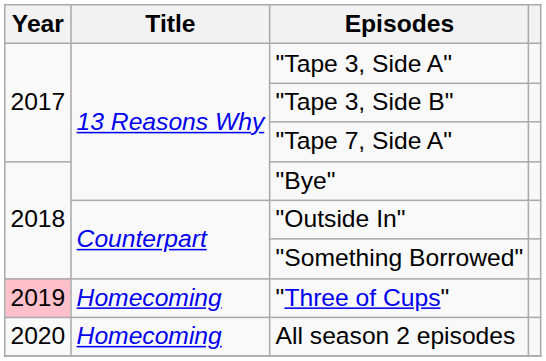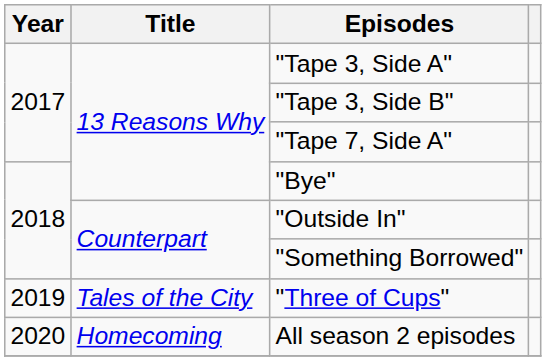(38, 297) pink background -> (38, 297) no background
(149, 297) Homecoming -> (165, 297) Tales of the City
